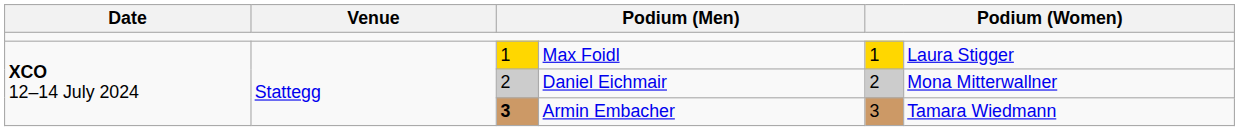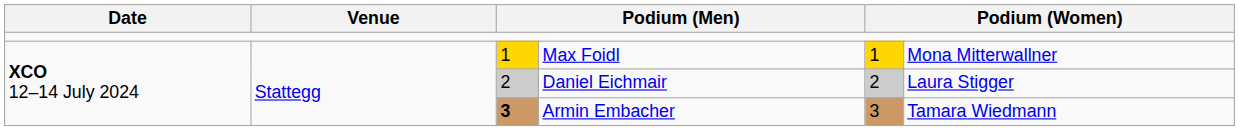(961, 54) Laura Stigger -> (982, 54) Mona Mitterwallner
(982, 83) Mona Mitterwallner -> (961, 83) Laura Stigger
